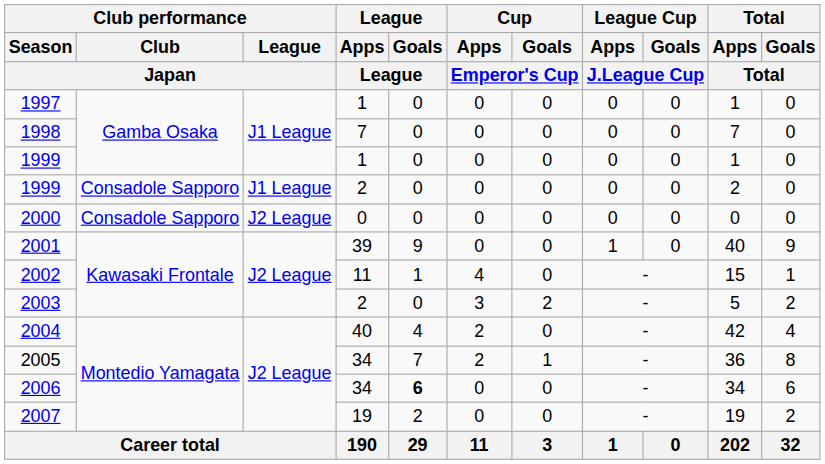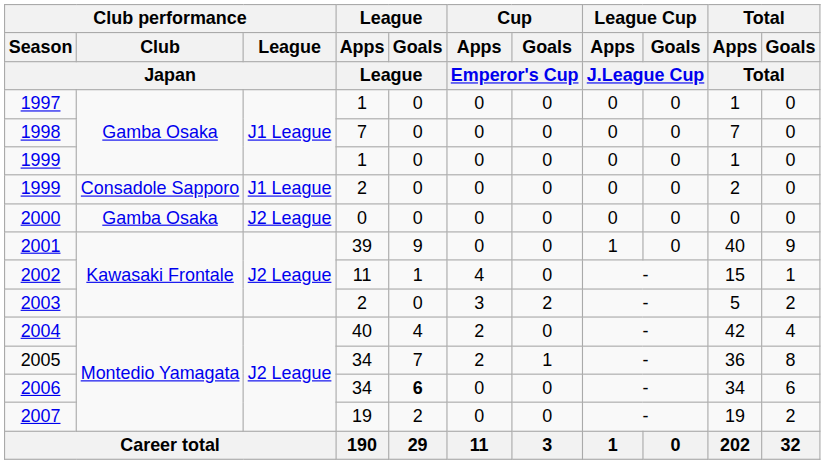(160, 217) Consadole Sapporo -> (160, 217) Gamba Osaka
